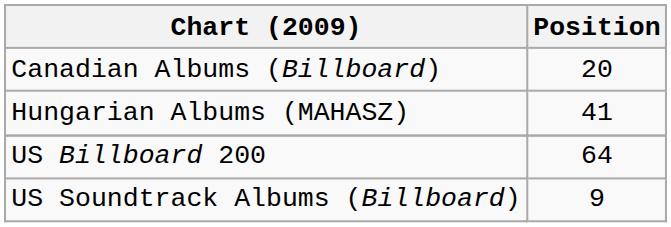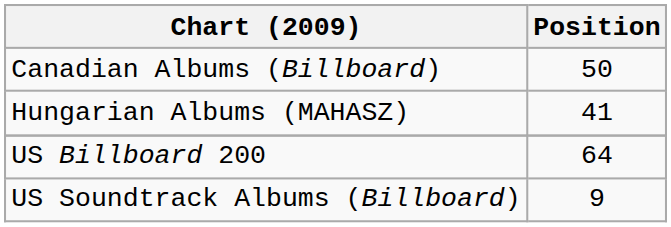(597, 70) 20 -> (597, 70) 50
